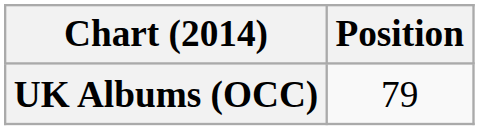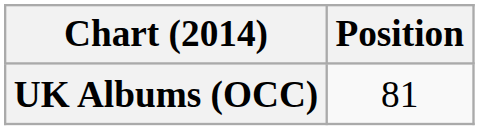(400, 93) 79 -> (400, 93) 81
